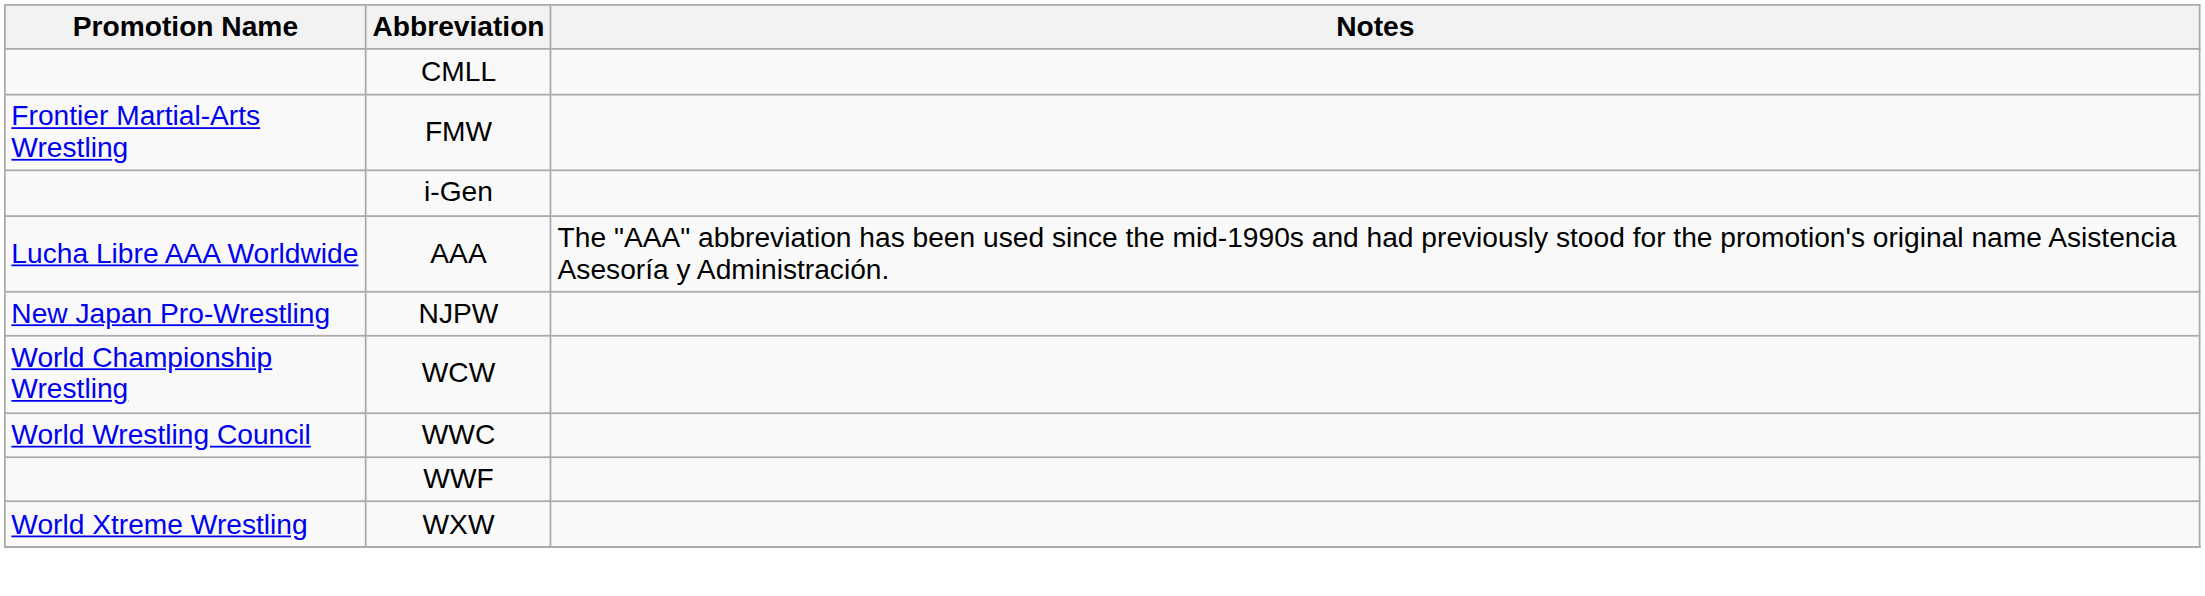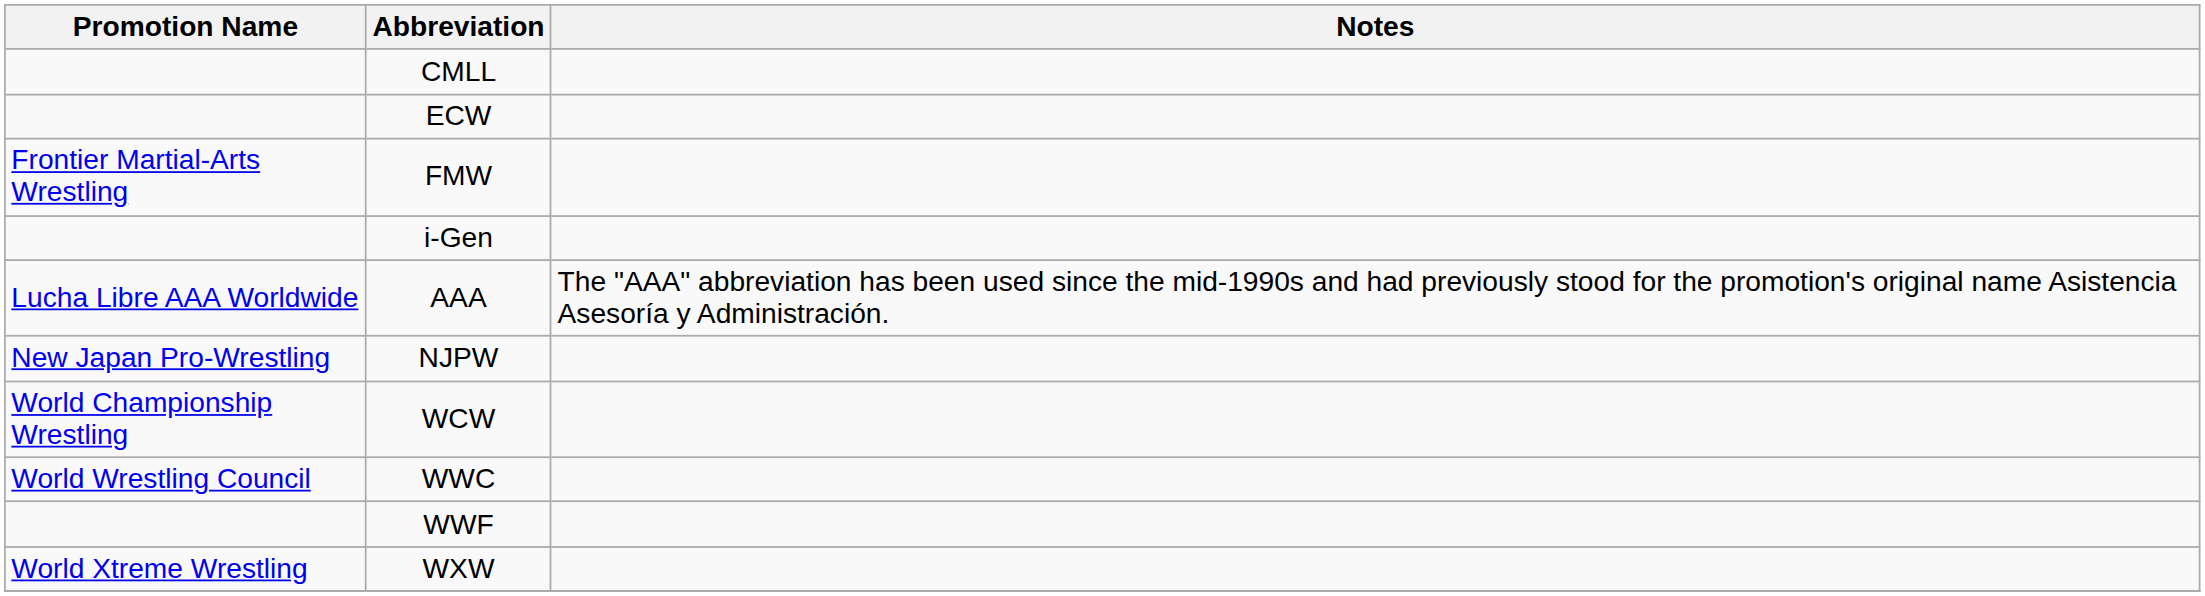+ row: (459, 116)
